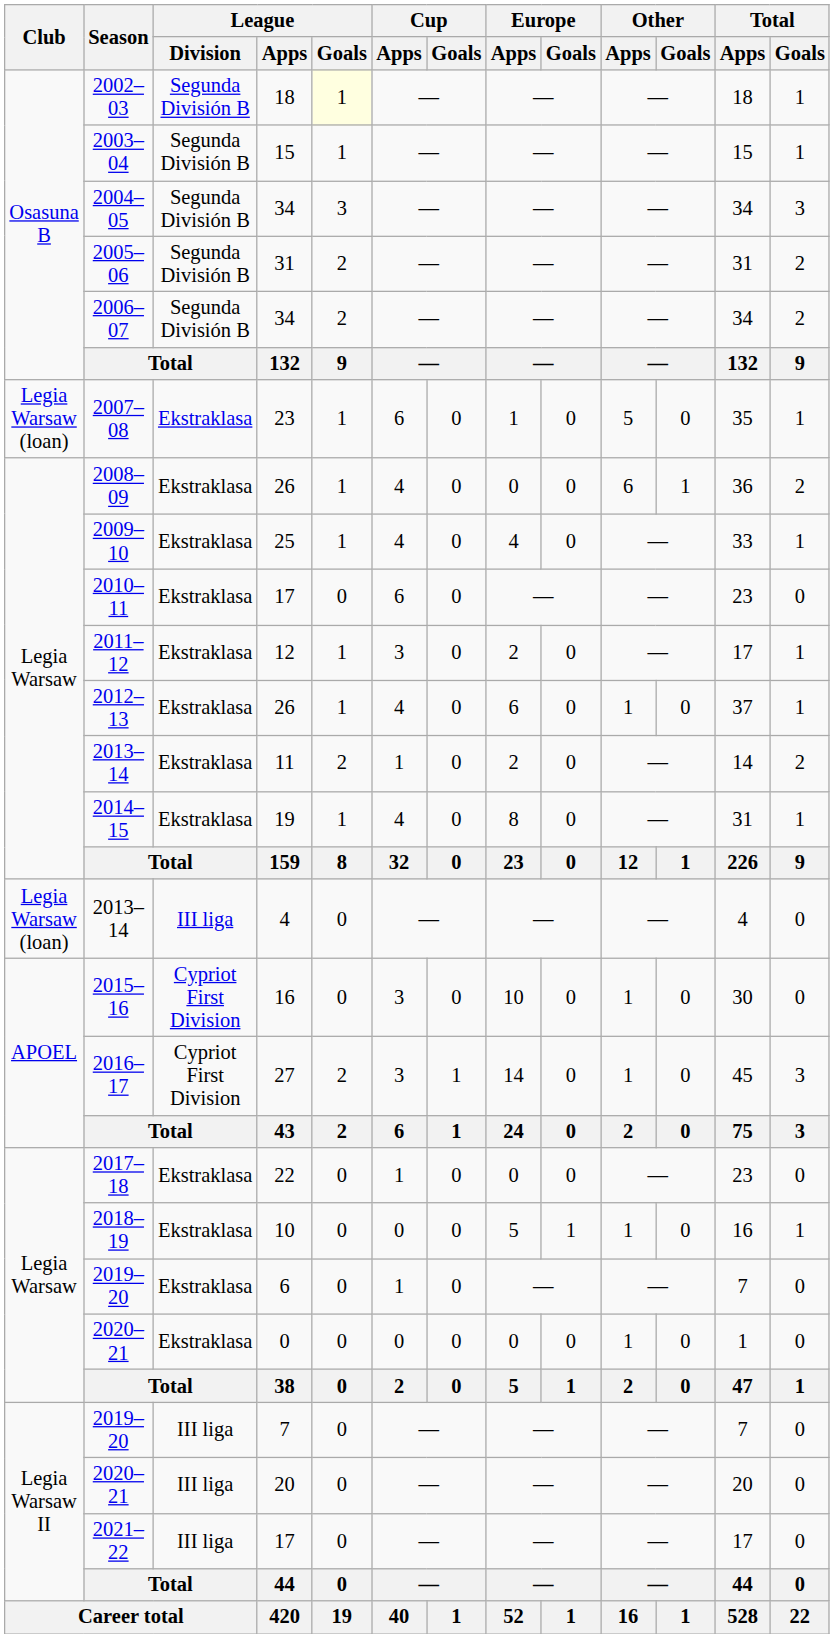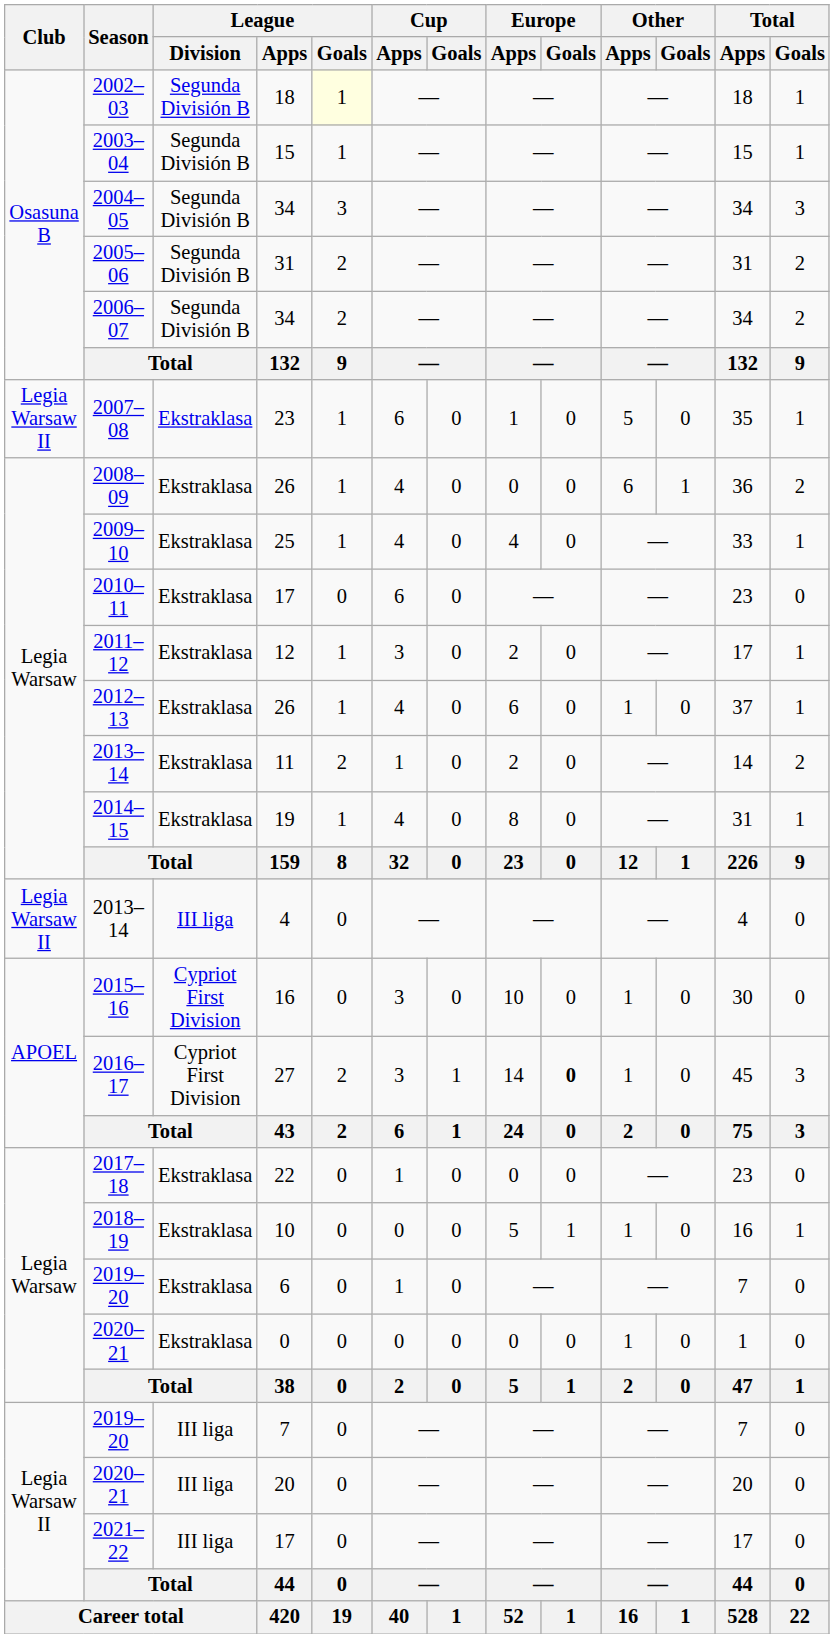(44, 418) Legia Warsaw (loan) -> (44, 418) Legia Warsaw II
(44, 918) Legia Warsaw (loan) -> (44, 918) Legia Warsaw II
(571, 1075) normal -> (571, 1075) bold
